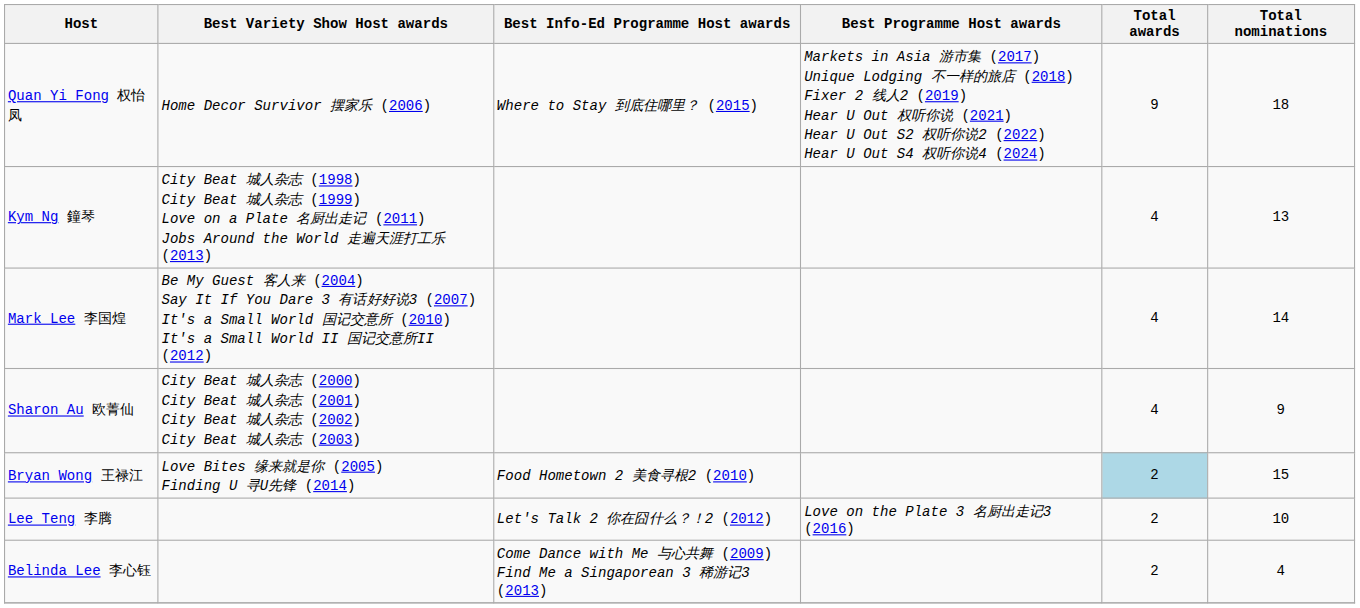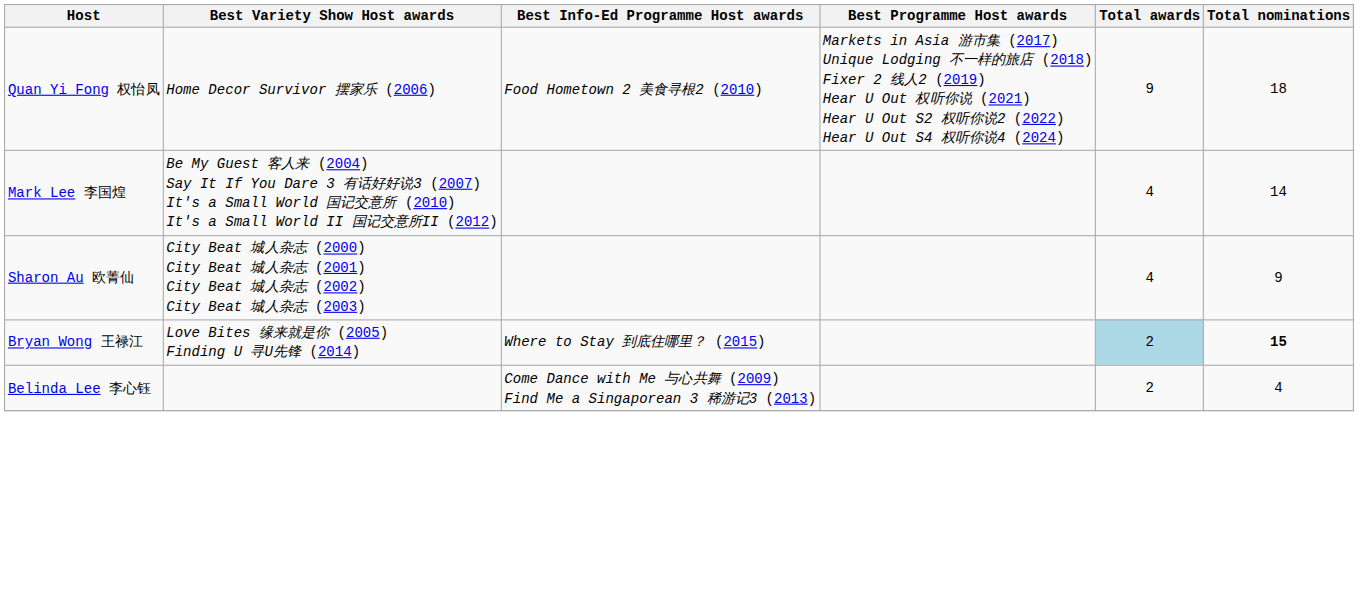(627, 106) Where to Stay 到底住哪里？ (2015) -> (634, 90) Food Hometown 2 美食寻根2 (2010)
- row: (51, 218)
(626, 476) Food Hometown 2 美食寻根2 (2010) -> (635, 343) Where to Stay 到底住哪里？ (2015)
(1281, 475) normal -> (1279, 342) bold
- row: (60, 520)
